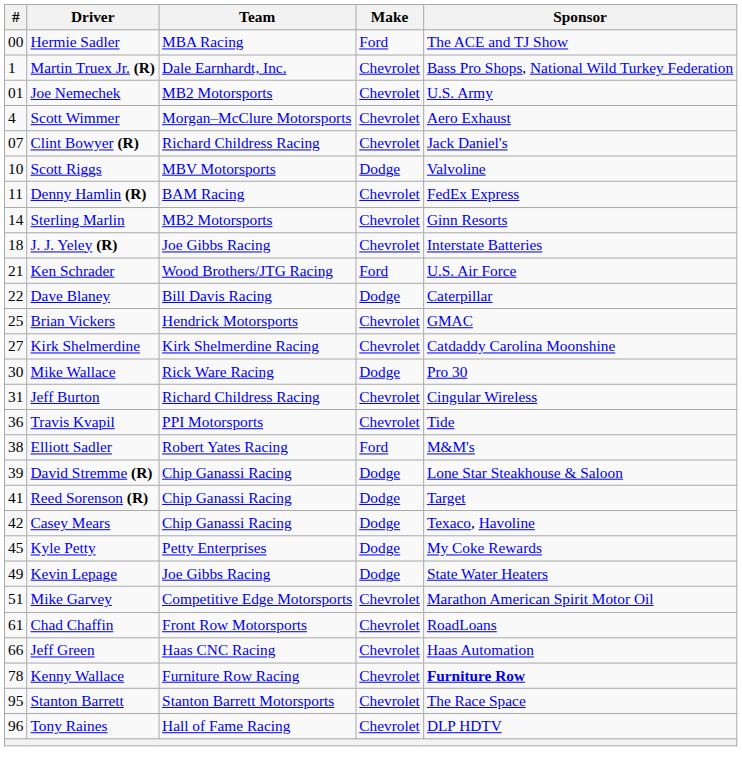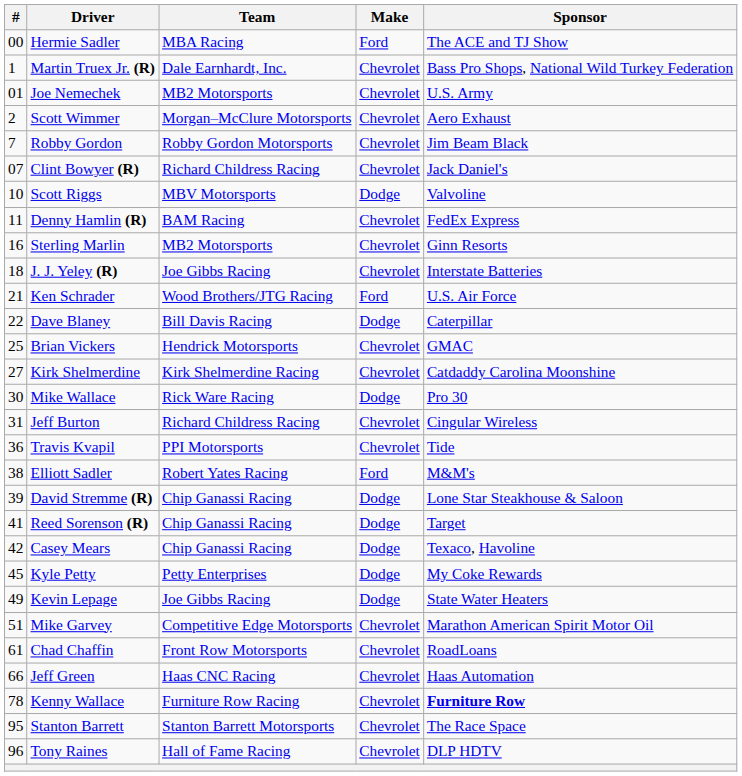(12, 118) 4 -> (12, 118) 2
+ row: (76, 143)
(16, 219) 14 -> (16, 245) 16
